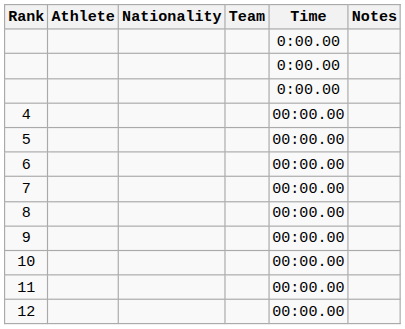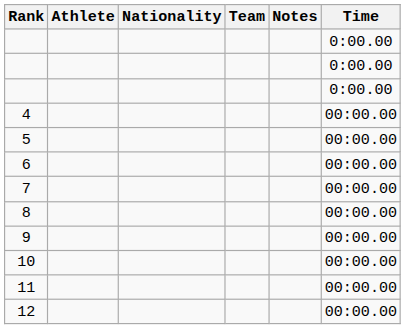columns swapped: (308, 17) <-> (374, 17)
